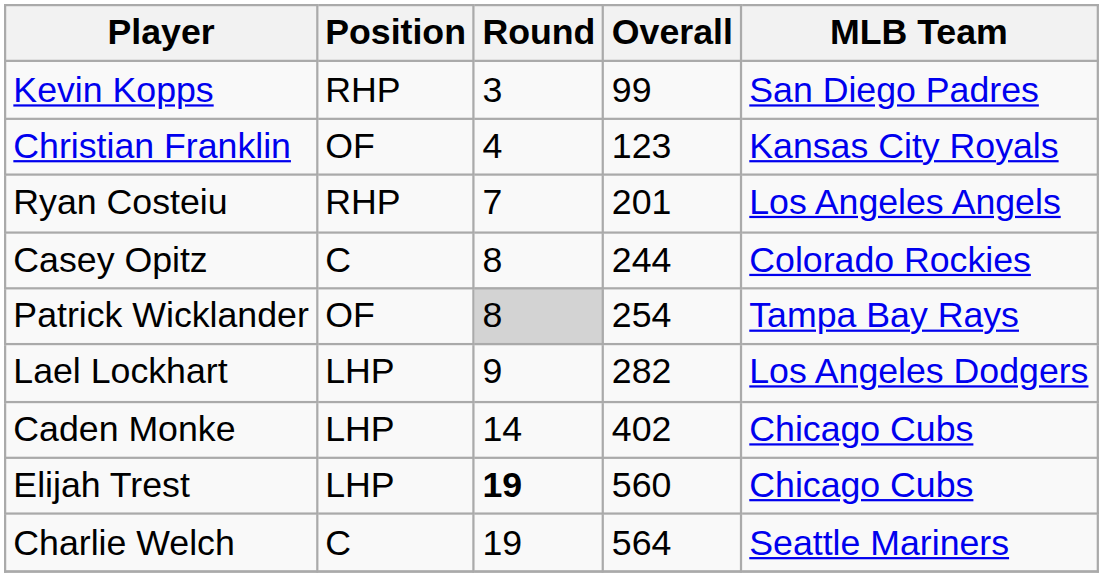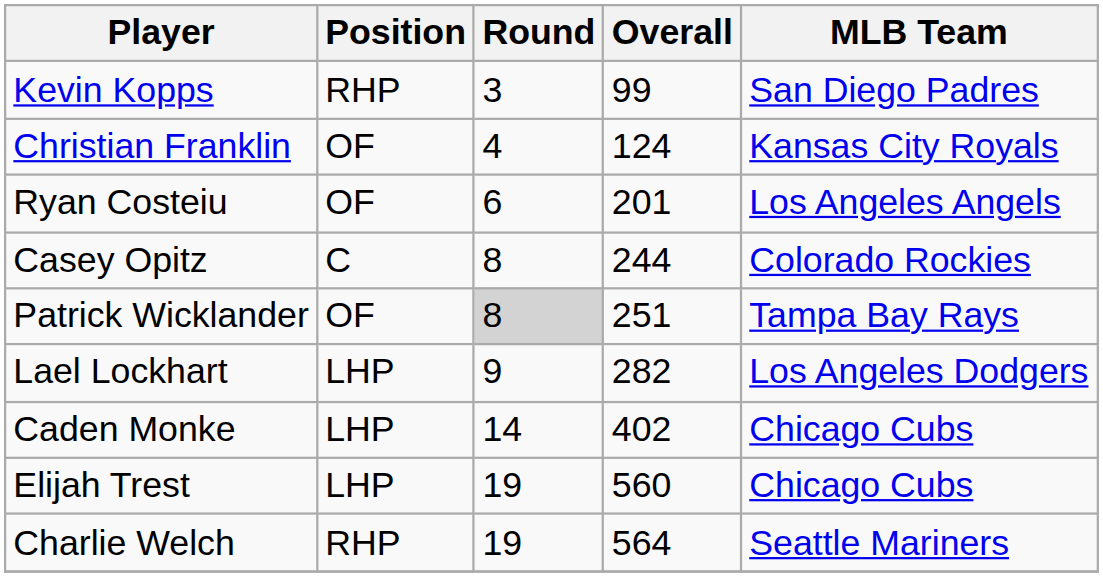(642, 145) 123 -> (642, 145) 124
(363, 202) RHP -> (350, 202) OF
(492, 202) 7 -> (492, 202) 6
(642, 315) 254 -> (642, 315) 251
(502, 485) bold -> (502, 485) normal
(338, 542) C -> (363, 542) RHP
